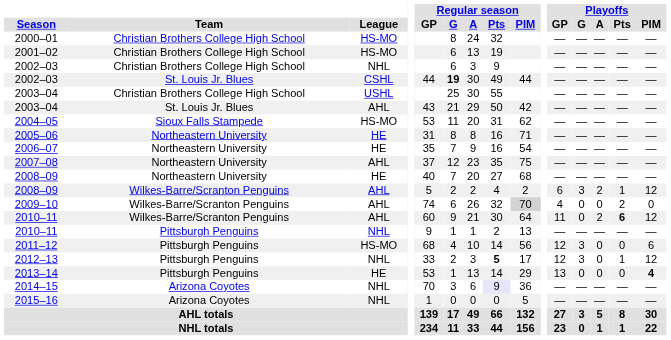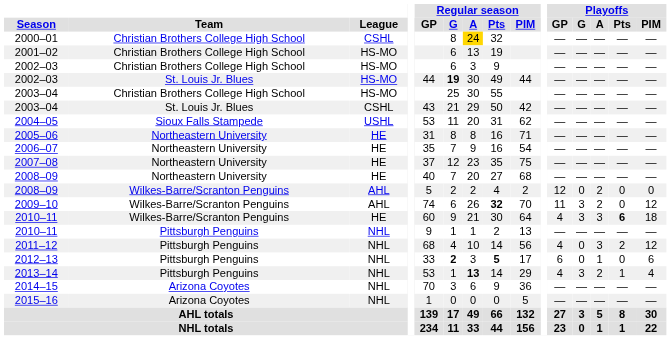(379, 38) HS-MO -> (379, 38) CSHL
(473, 38) no background -> (473, 38) gold background
(379, 66) NHL -> (379, 66) HS-MO
(379, 80) CSHL -> (379, 80) HS-MO
(379, 93) USHL -> (379, 93) HS-MO
(379, 107) AHL -> (379, 107) CSHL
(379, 121) HS-MO -> (379, 121) USHL
(379, 162) AHL -> (379, 162) HE
(560, 190) 6 -> (560, 190) 12
(582, 190) 3 -> (582, 190) 0
(622, 190) 1 -> (622, 190) 0
(651, 190) 12 -> (651, 190) 0
(497, 204) normal -> (497, 204) bold
(525, 204) lightgrey background -> (525, 204) no background
(560, 204) 4 -> (560, 204) 11
(582, 204) 0 -> (582, 204) 3
(600, 204) 0 -> (600, 204) 2
(622, 204) 2 -> (622, 204) 0
(651, 204) 0 -> (651, 204) 12
(379, 218) AHL -> (379, 218) HE
(560, 218) 11 -> (560, 218) 4
(582, 218) 0 -> (582, 218) 3
(600, 218) 2 -> (600, 218) 3
(651, 218) 12 -> (651, 218) 18
(379, 245) HS-MO -> (379, 245) NHL
(560, 245) 12 -> (560, 245) 4
(582, 245) 3 -> (582, 245) 0
(600, 245) 0 -> (600, 245) 3
(622, 245) 0 -> (622, 245) 2
(651, 245) 6 -> (651, 245) 12
(453, 259) normal -> (453, 259) bold
(560, 259) 12 -> (560, 259) 6
(582, 259) 3 -> (582, 259) 0
(600, 259) 0 -> (600, 259) 1
(622, 259) 1 -> (622, 259) 0
(651, 259) 12 -> (651, 259) 6
(379, 273) HE -> (379, 273) NHL
(473, 273) normal -> (473, 273) bold
(560, 273) 13 -> (560, 273) 4
(582, 273) 0 -> (582, 273) 3
(600, 273) 0 -> (600, 273) 2
(622, 273) 0 -> (622, 273) 1
(651, 273) bold -> (651, 273) normal
(497, 287) lavender background -> (497, 287) no background
